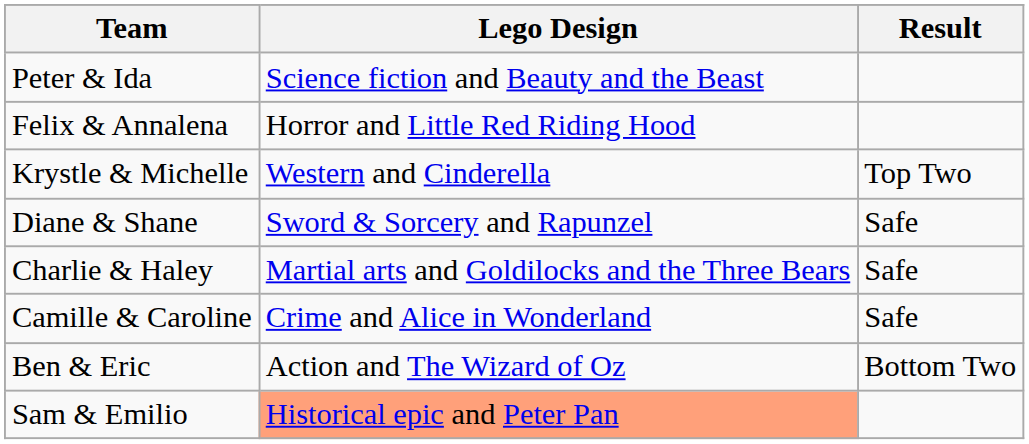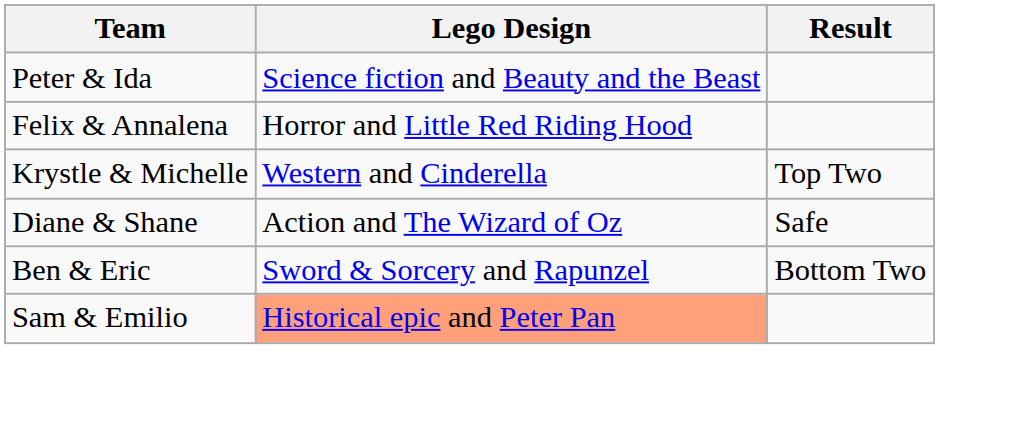(459, 221) Sword & Sorcery and Rapunzel -> (442, 221) Action and The Wizard of Oz
- row: (112, 269)
- row: (132, 317)
(446, 366) Action and The Wizard of Oz -> (456, 269) Sword & Sorcery and Rapunzel
